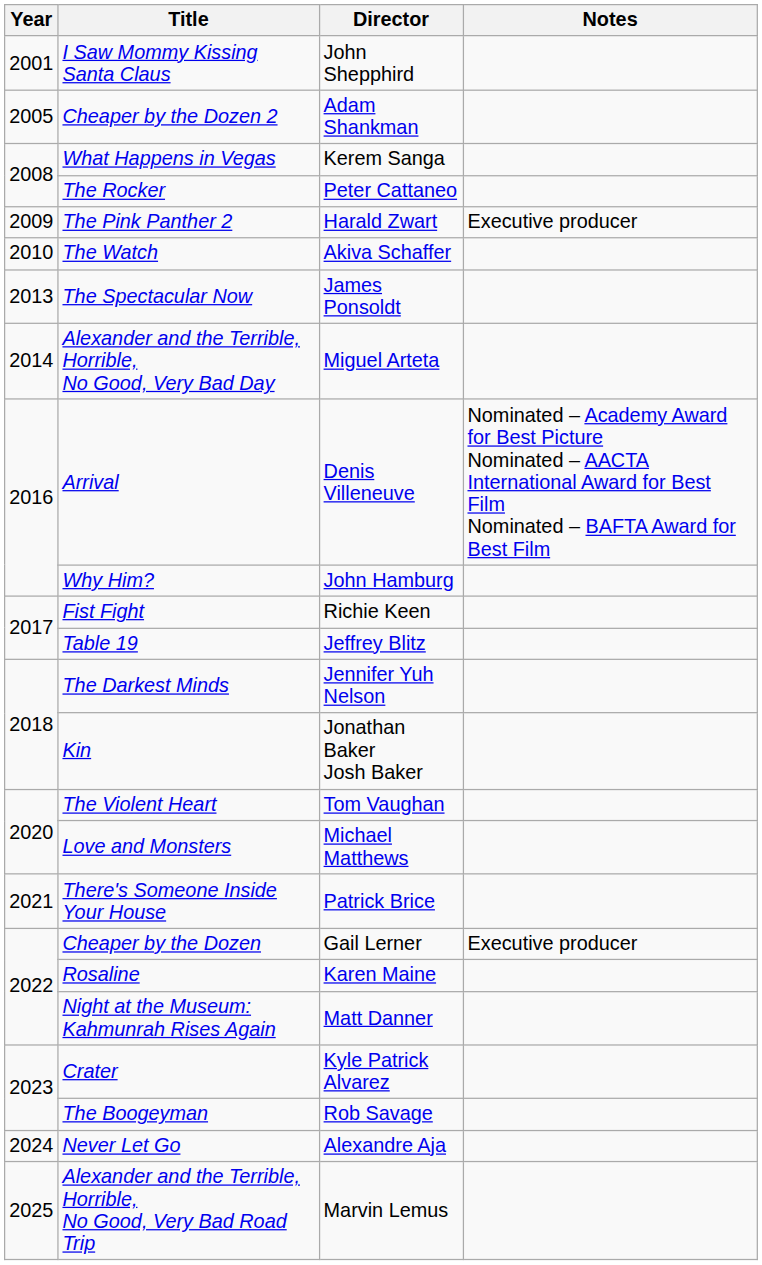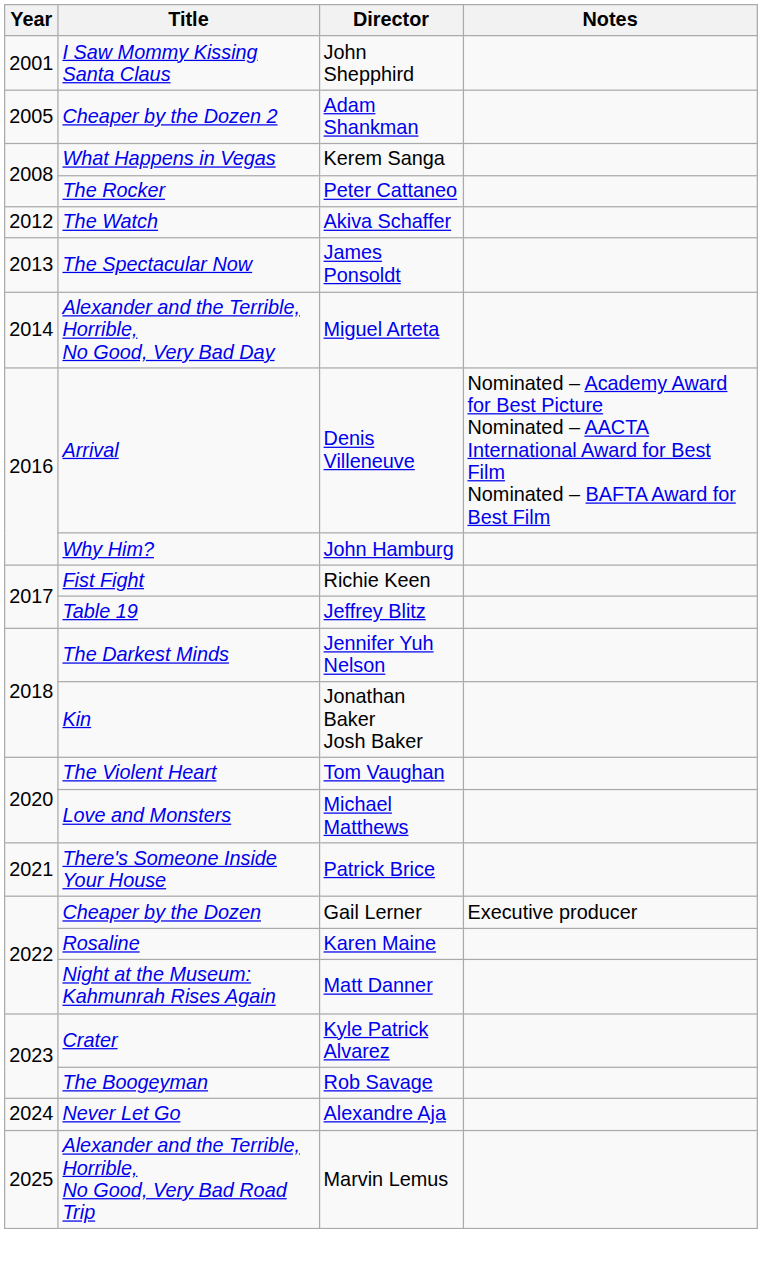- row: (147, 222)
(31, 253) 2010 -> (31, 222) 2012
